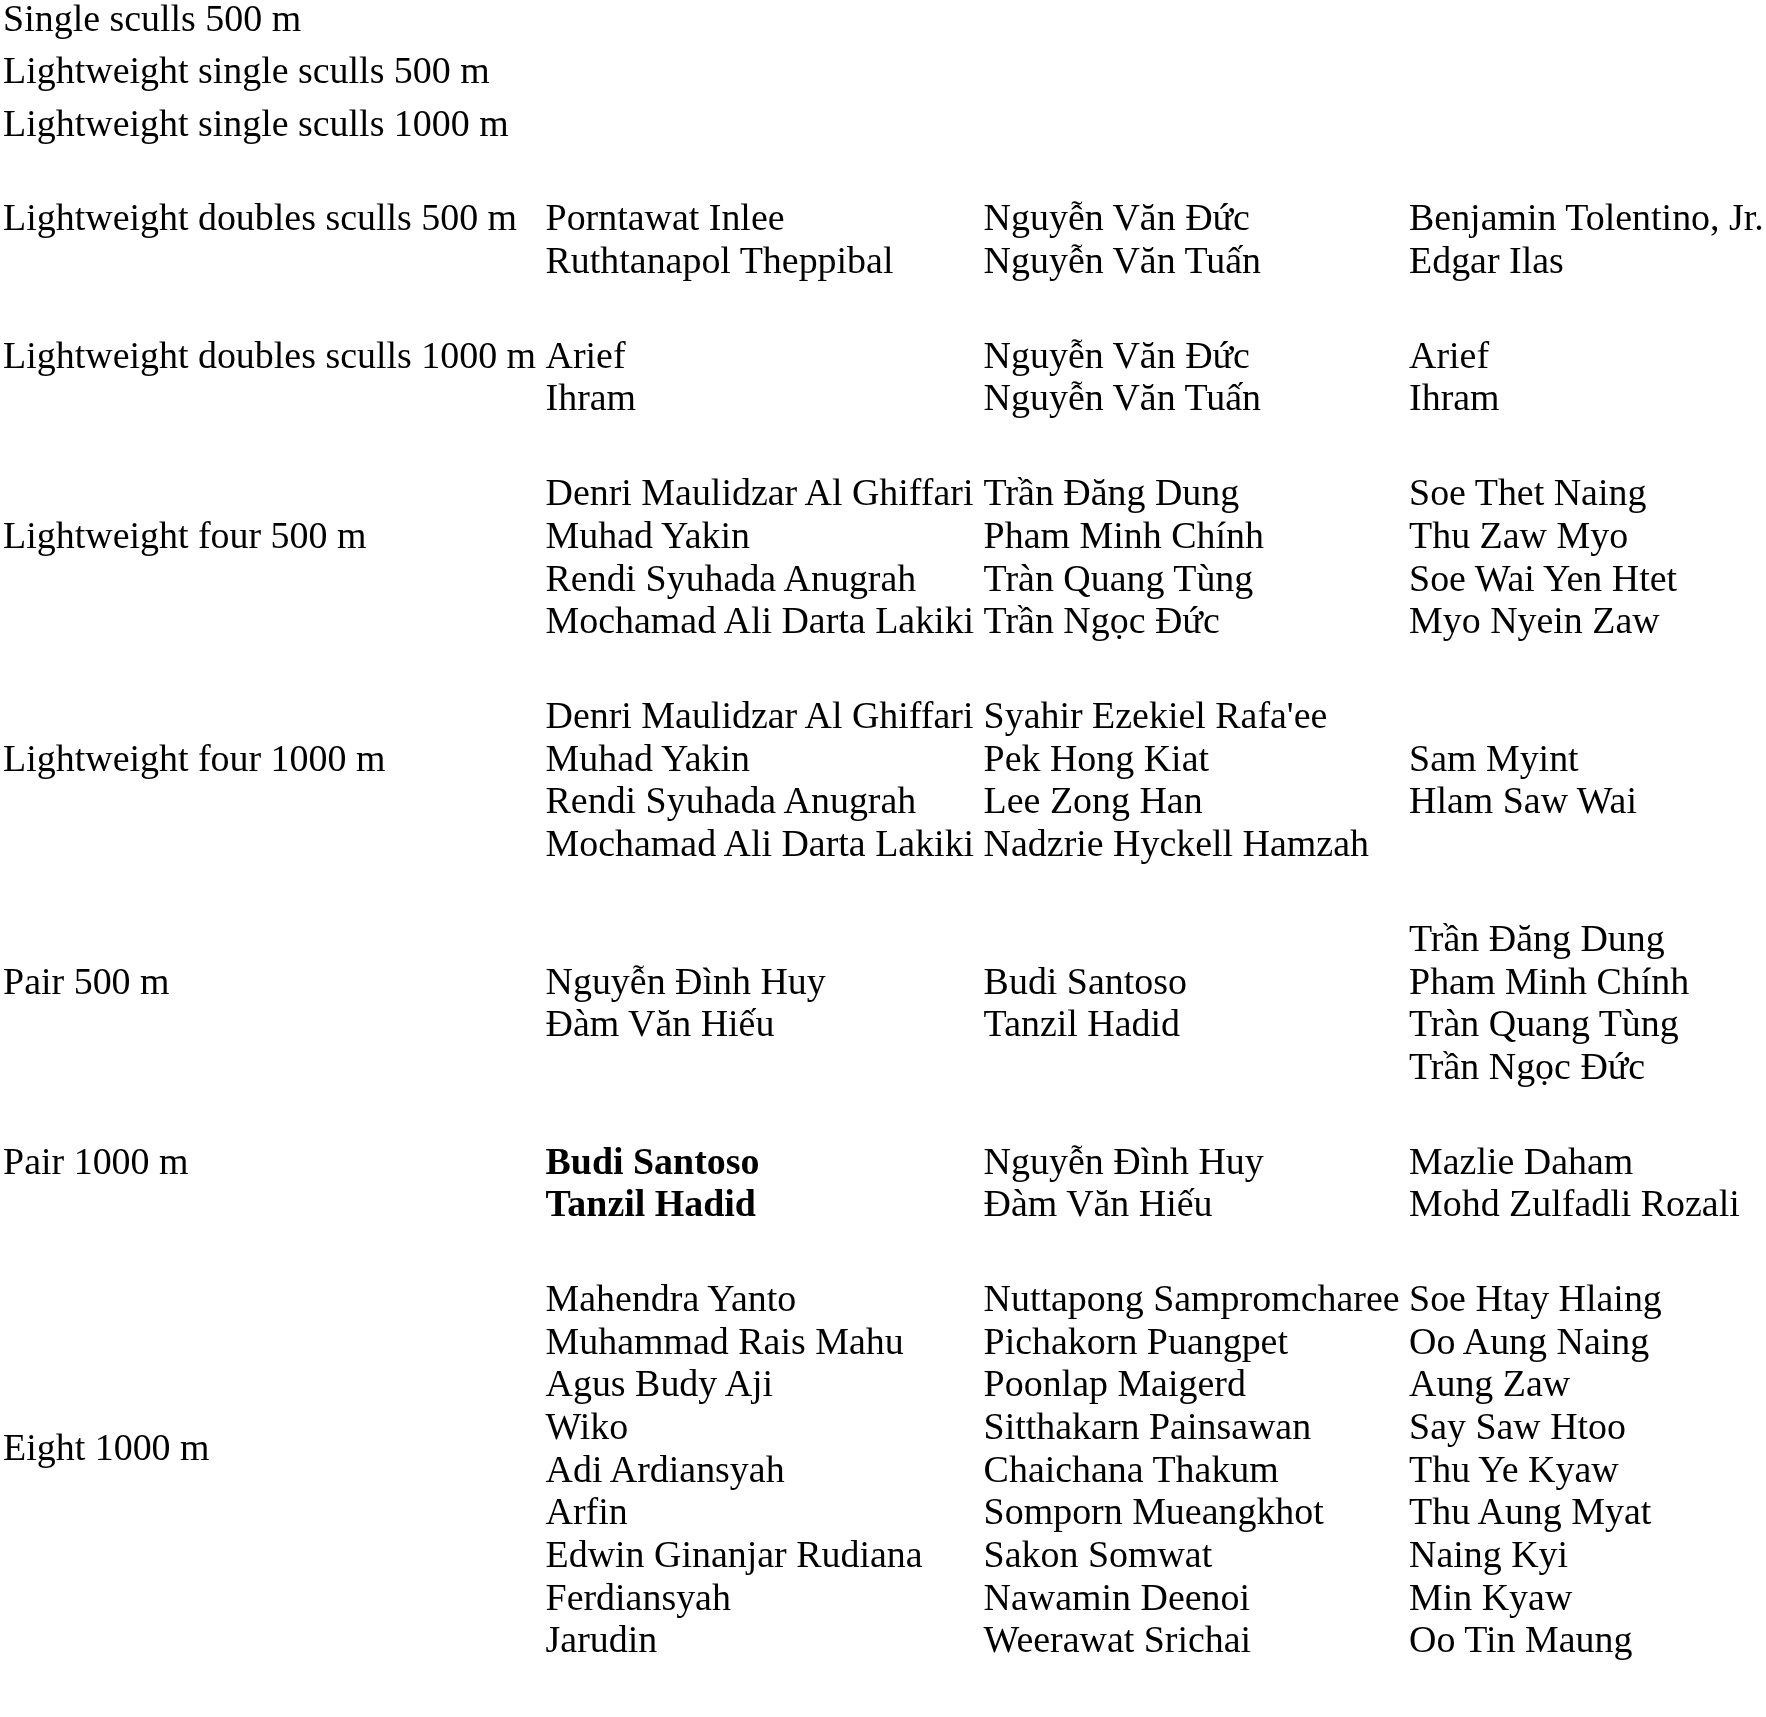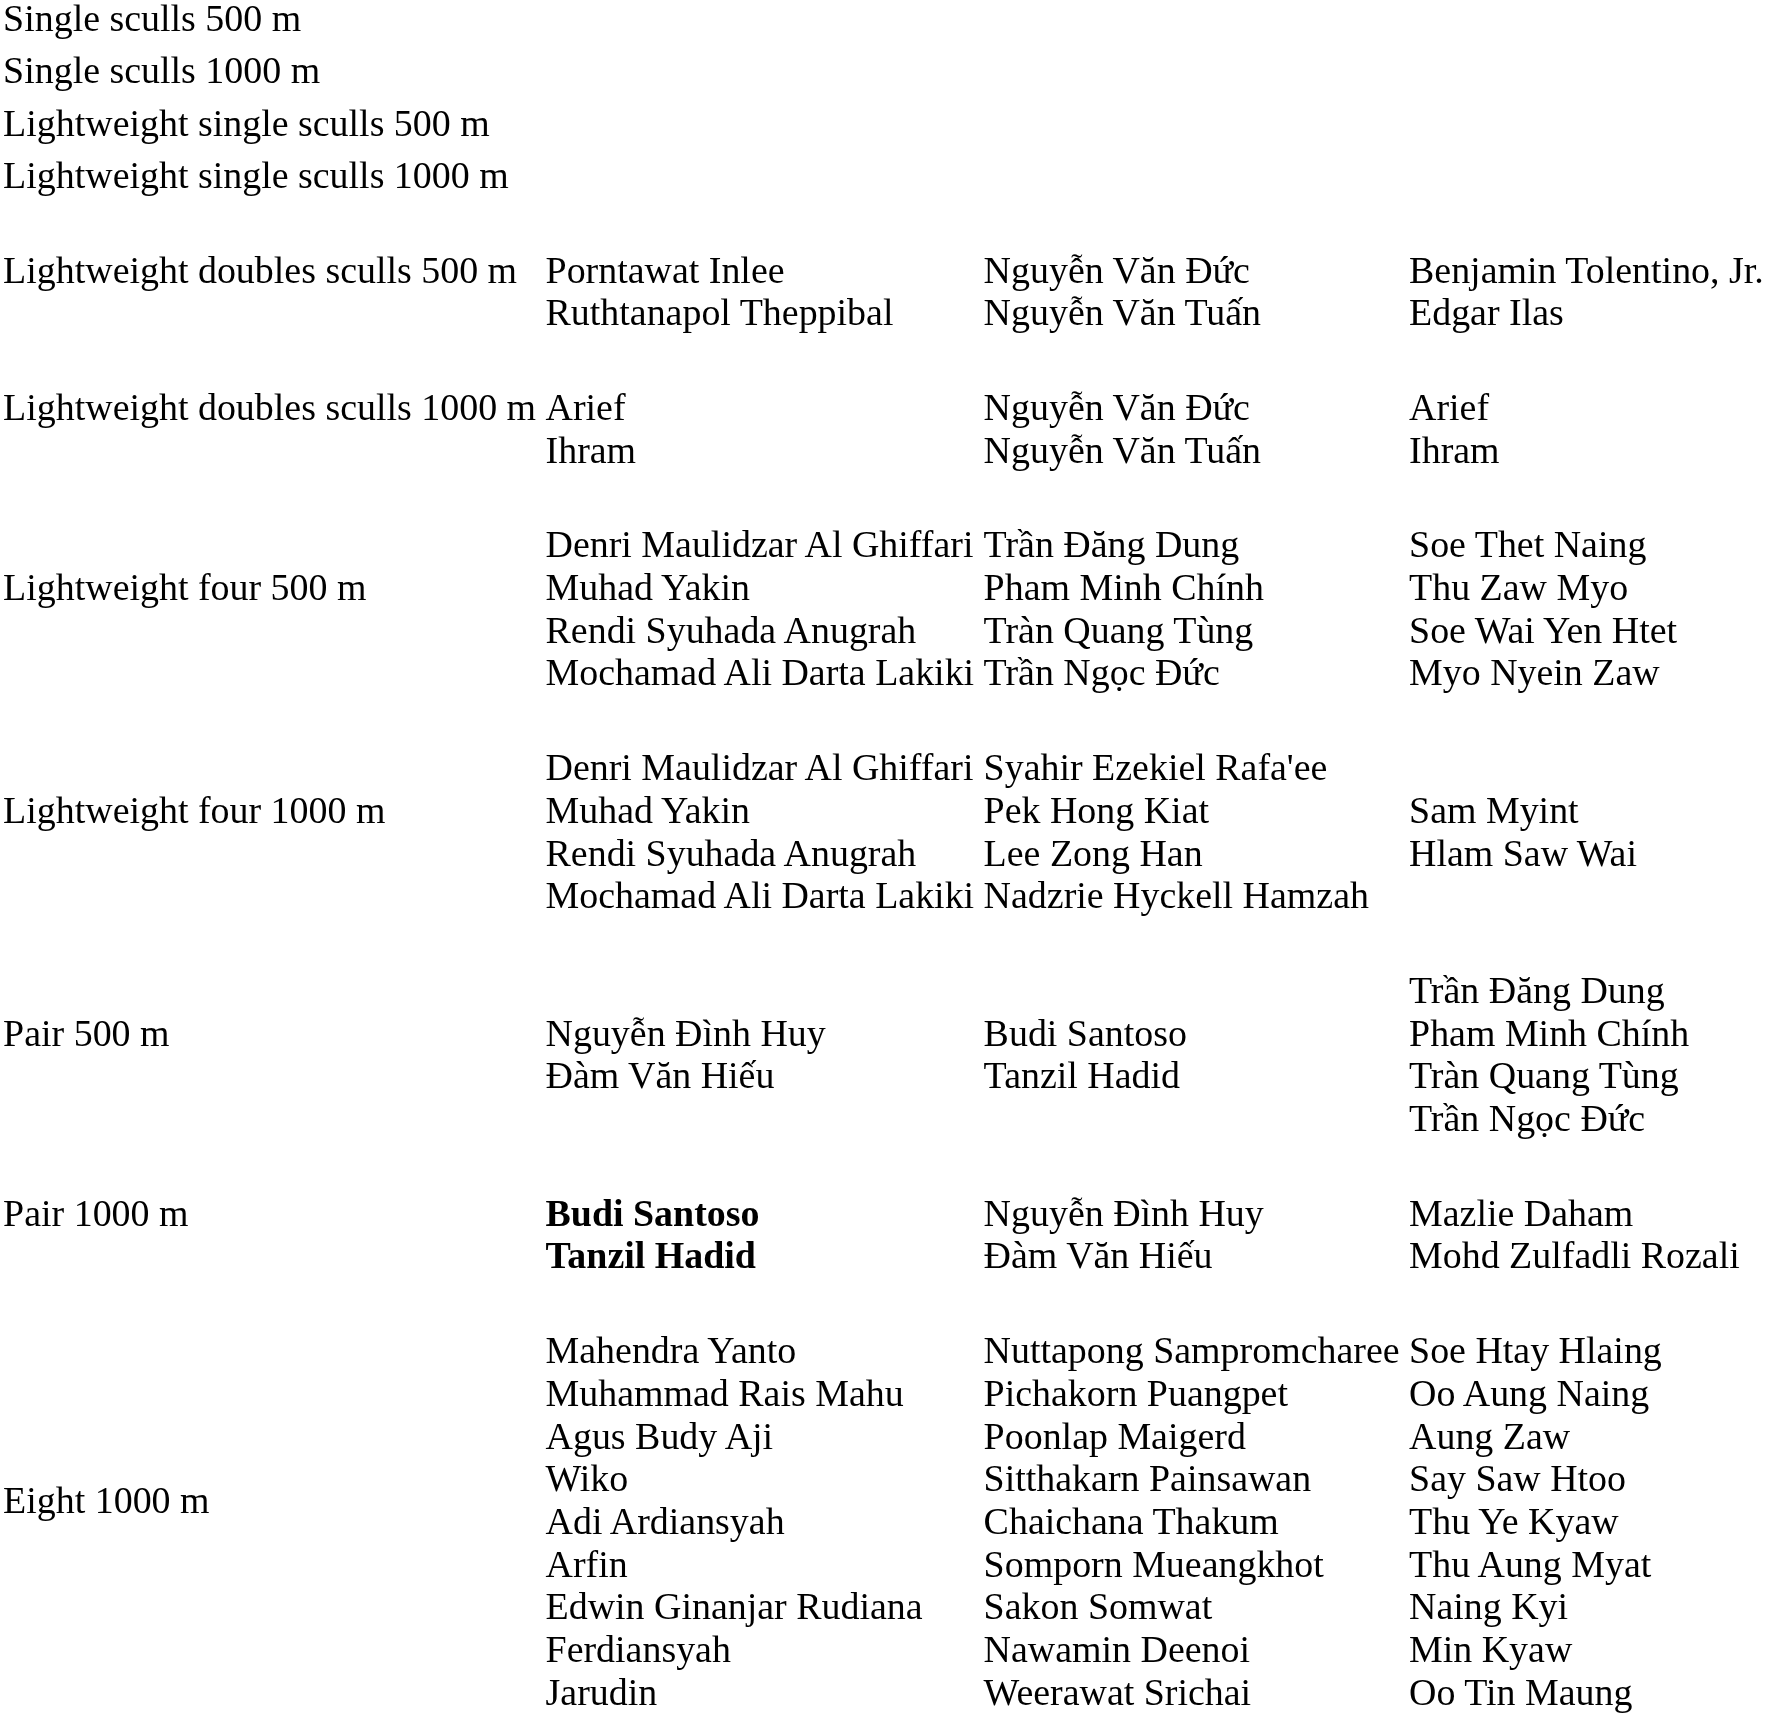+ row: (162, 70)
